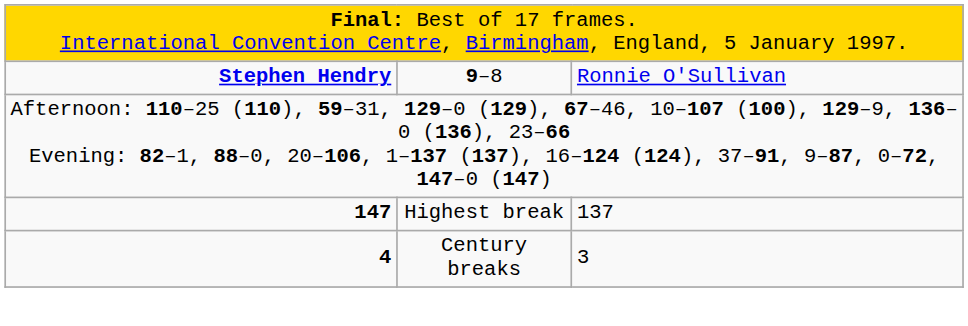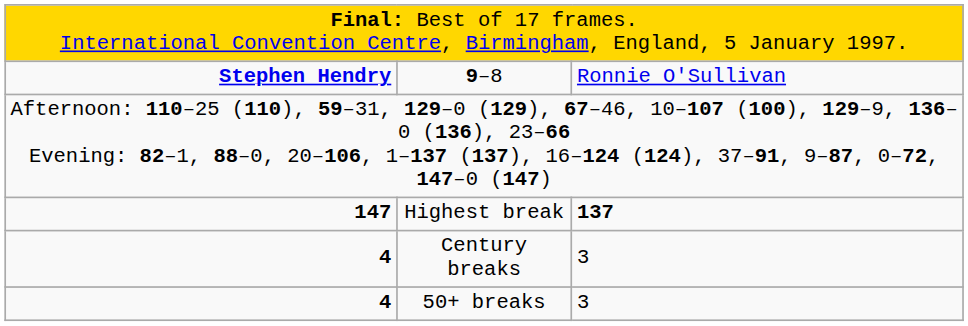(595, 214) normal -> (595, 214) bold
+ row: (484, 303)
